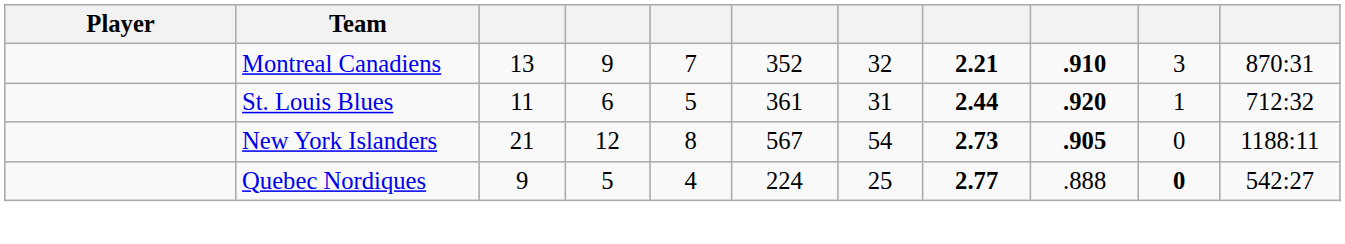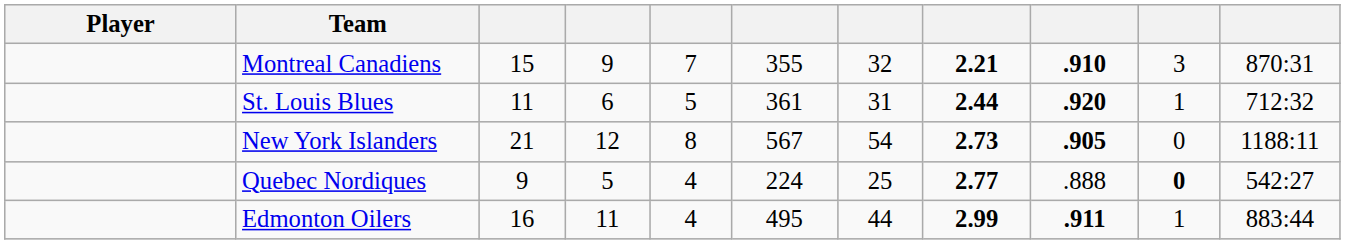(522, 63) 13 -> (522, 63) 15
(784, 63) 352 -> (784, 63) 355
+ row: (327, 219)
